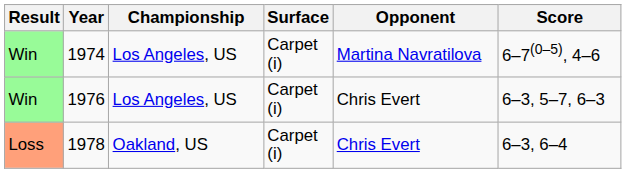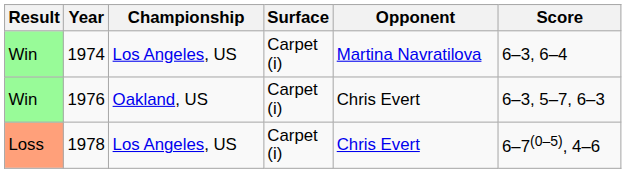(551, 53) 6–7(0–5), 4–6 -> (535, 53) 6–3, 6–4
(175, 99) Los Angeles, US -> (160, 99) Oakland, US
(160, 145) Oakland, US -> (175, 145) Los Angeles, US
(535, 145) 6–3, 6–4 -> (551, 144) 6–7(0–5), 4–6
